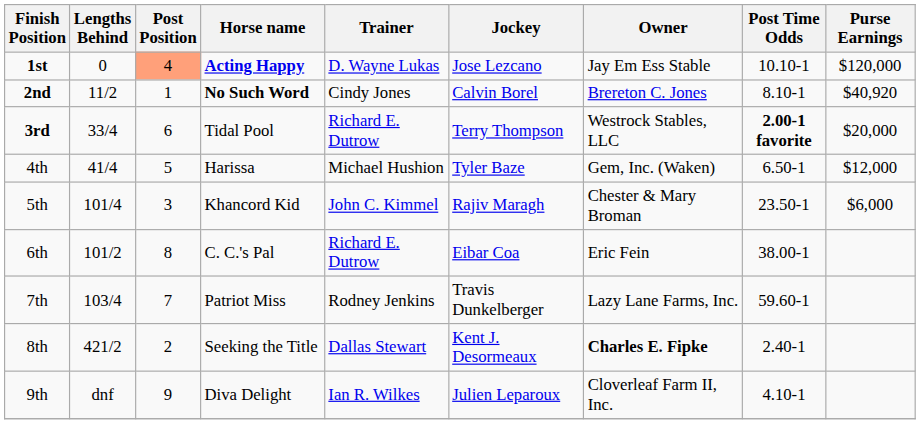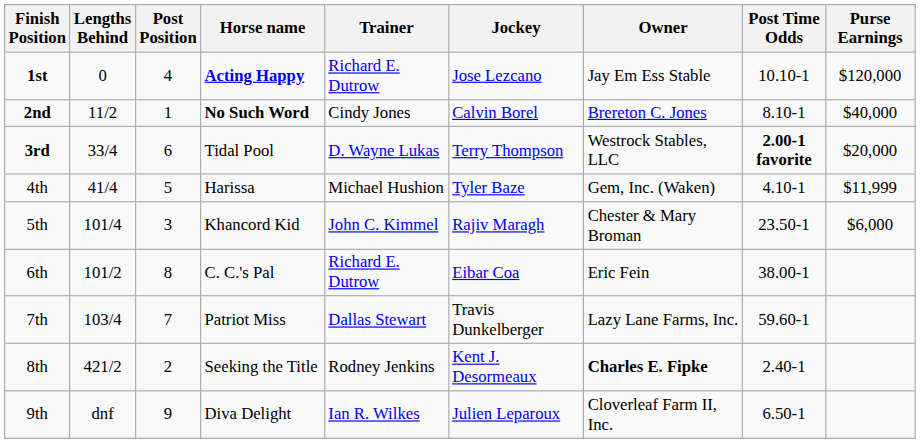(168, 65) lightsalmon background -> (168, 75) no background
(384, 65) D. Wayne Lukas -> (364, 75) Richard E. Dutrow
(870, 93) $40,920 -> (870, 113) $40,000
(364, 130) Richard E. Dutrow -> (384, 150) D. Wayne Lukas
(784, 168) 6.50-1 -> (784, 188) 4.10-1
(870, 168) $12,000 -> (870, 188) $11,999
(381, 300) Rodney Jenkins -> (377, 319) Dallas Stewart
(377, 347) Dallas Stewart -> (381, 367) Rodney Jenkins
(784, 394) 4.10-1 -> (784, 414) 6.50-1
